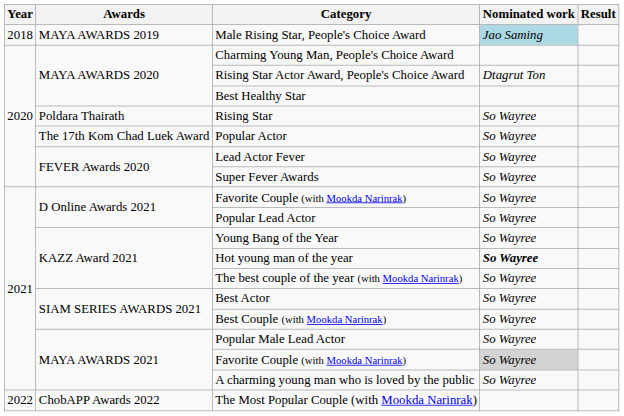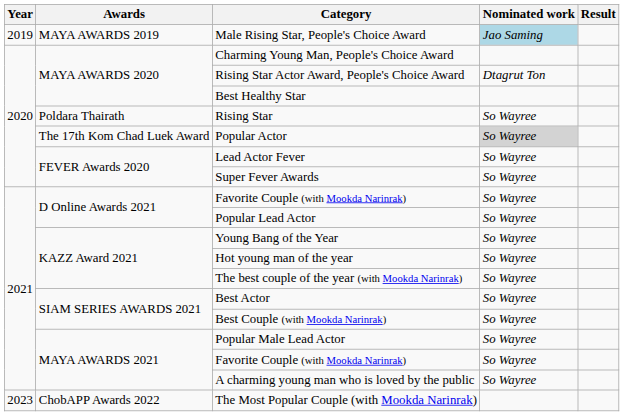(20, 34) 2018 -> (20, 34) 2019
(510, 136) no background -> (510, 136) lightgrey background
(510, 258) bold -> (510, 258) normal
(510, 359) lightgrey background -> (510, 359) no background
(20, 400) 2022 -> (20, 400) 2023
